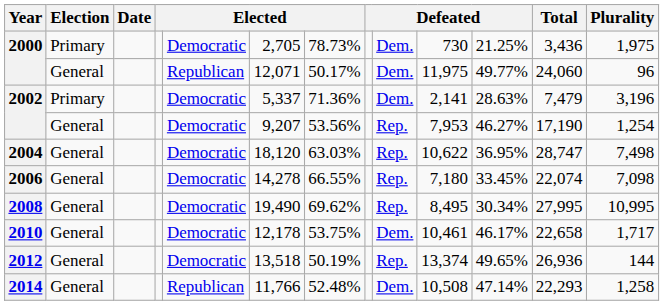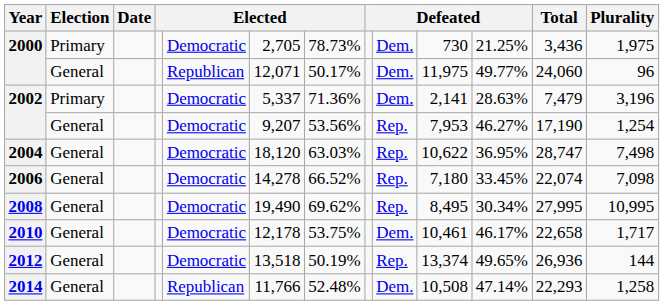(334, 179) 66.55% -> (334, 179) 66.52%
